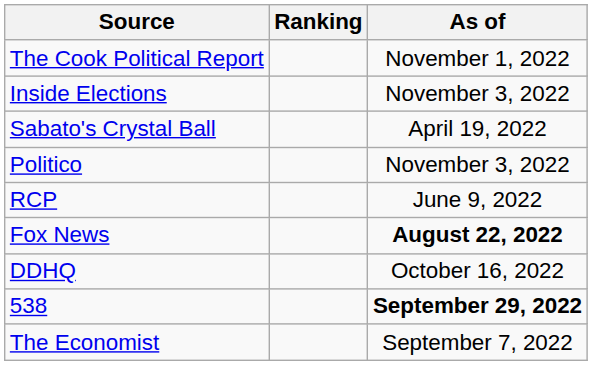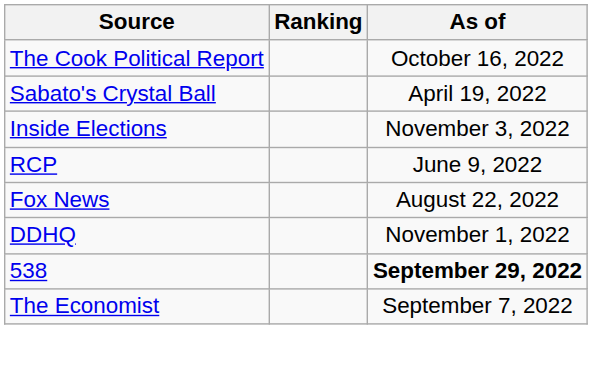(477, 57) November 1, 2022 -> (477, 57) October 16, 2022
rows swapped: (88, 93) <-> (113, 128)
- row: (46, 164)
(477, 235) bold -> (477, 199) normal
(477, 270) October 16, 2022 -> (477, 235) November 1, 2022
